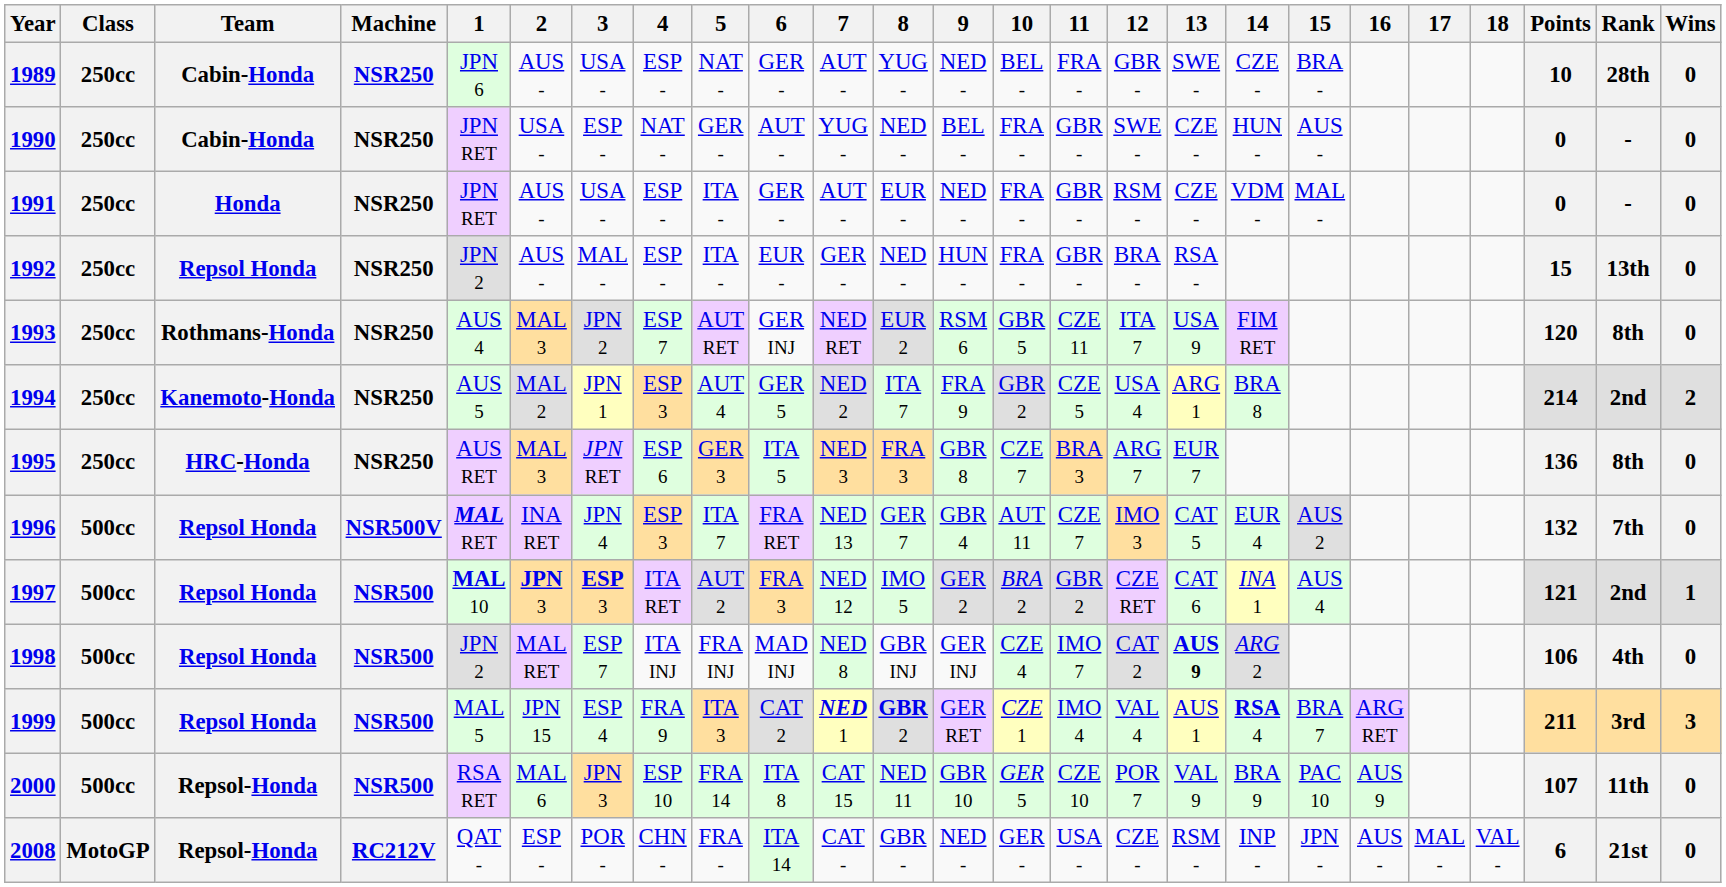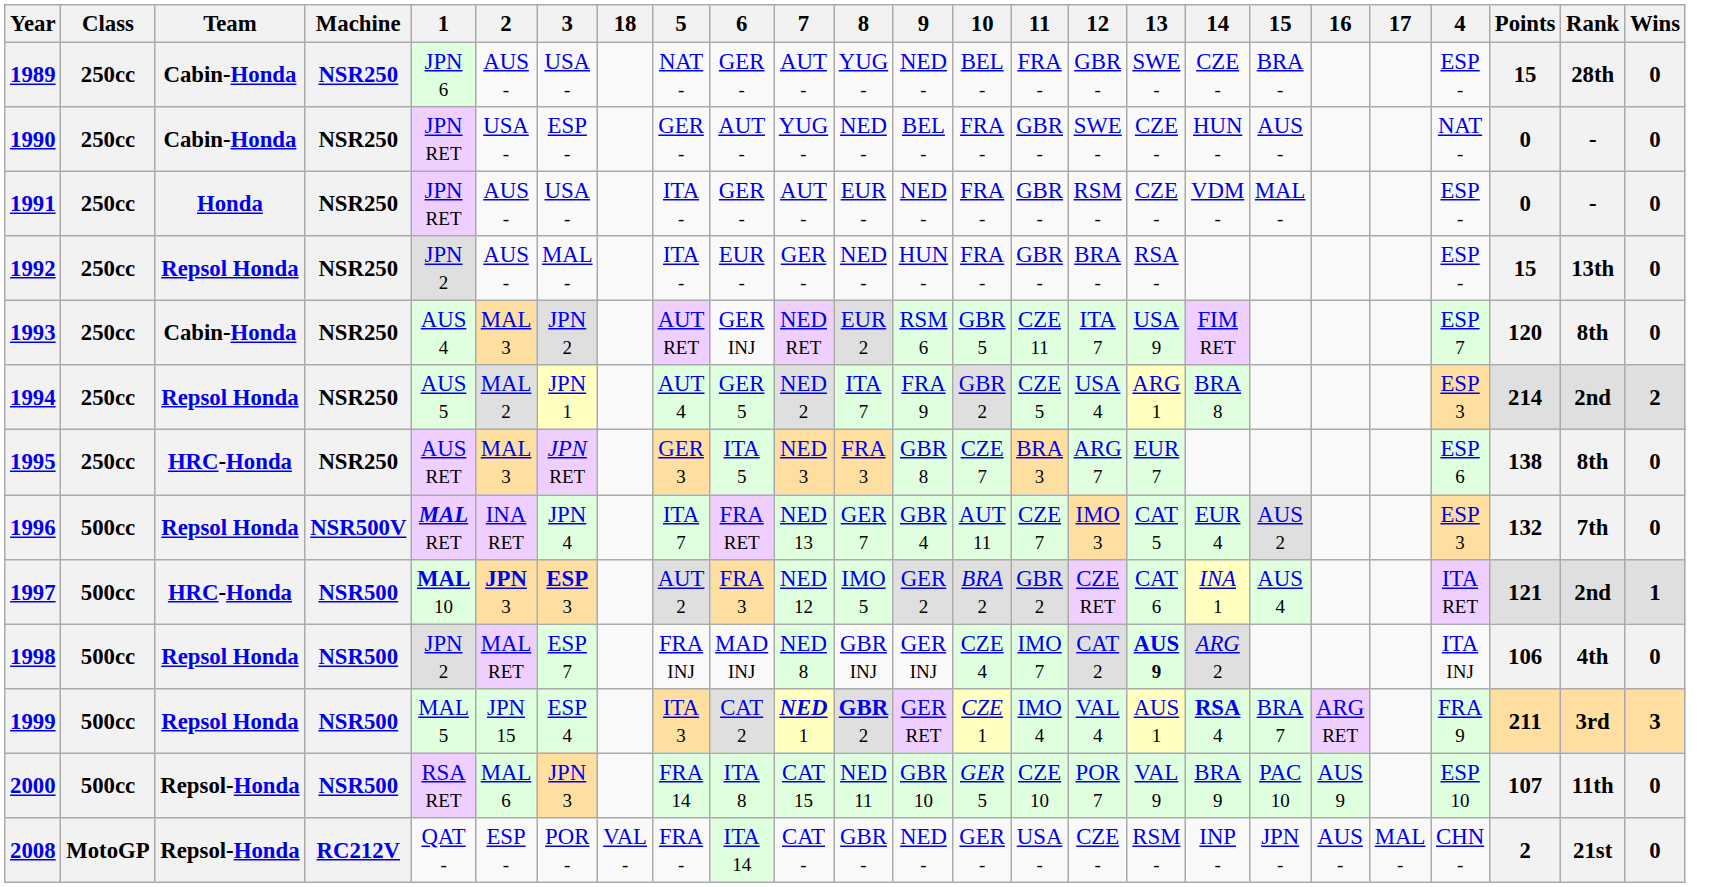columns swapped: (663, 23) <-> (1498, 23)
(1561, 74) 10 -> (1525, 74) 15
(248, 332) Rothmans-Honda -> (230, 332) Cabin-Honda
(248, 397) Kanemoto-Honda -> (230, 397) Repsol Honda
(1561, 462) 136 -> (1525, 462) 138
(248, 591) Repsol Honda -> (230, 591) HRC-Honda
(1561, 849) 6 -> (1525, 849) 2
